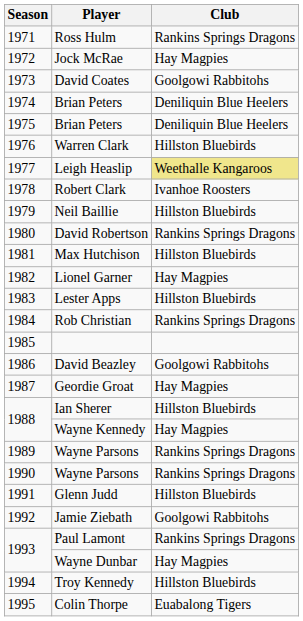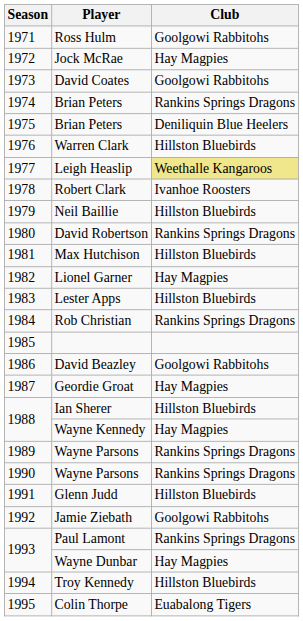(225, 37) Rankins Springs Dragons -> (212, 37) Goolgowi Rabbitohs
(221, 102) Deniliquin Blue Heelers -> (225, 102) Rankins Springs Dragons
